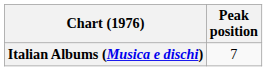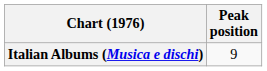(234, 54) 7 -> (234, 54) 9
